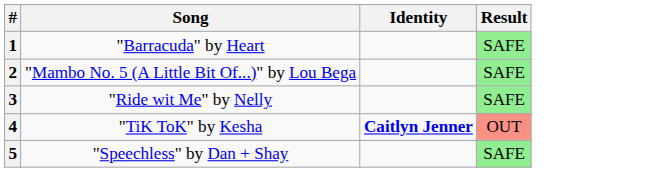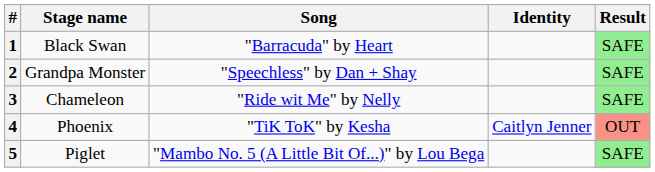+ column: (85, 18)
(191, 72) "Mambo No. 5 (A Little Bit Of...)" by Lou Bega -> (319, 72) "Speechless" by Dan + Shay
(418, 126) bold -> (542, 126) normal
(191, 153) "Speechless" by Dan + Shay -> (319, 153) "Mambo No. 5 (A Little Bit Of...)" by Lou Bega
